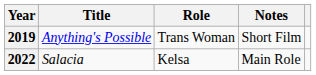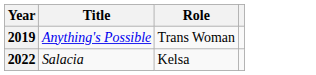- column: (271, 15)
